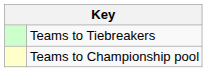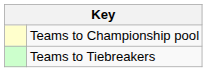rows swapped: (114, 56) <-> (93, 35)
